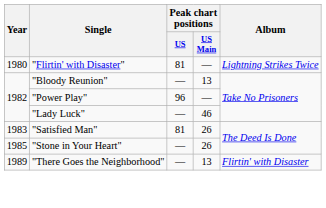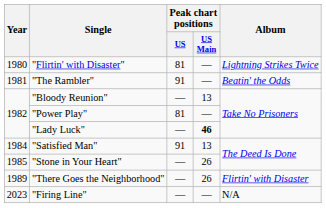+ row: (63, 81)
(180, 97) 96 -> (180, 113) 81
(207, 113) normal -> (207, 129) bold
(17, 129) 1983 -> (17, 146) 1984
(180, 129) 81 -> (180, 146) 91
(207, 129) 26 -> (207, 146) 13
(207, 162) 13 -> (207, 178) 26
+ row: (59, 194)
